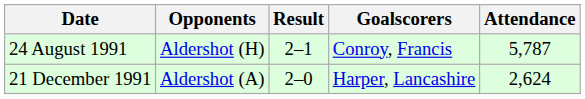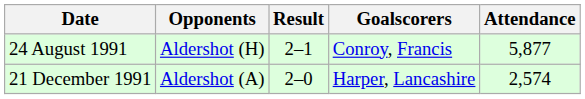(530, 49) 5,787 -> (530, 49) 5,877
(530, 78) 2,624 -> (530, 78) 2,574
